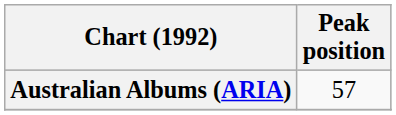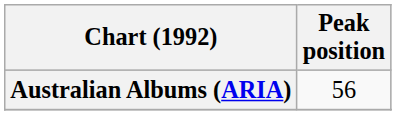(344, 89) 57 -> (344, 89) 56
